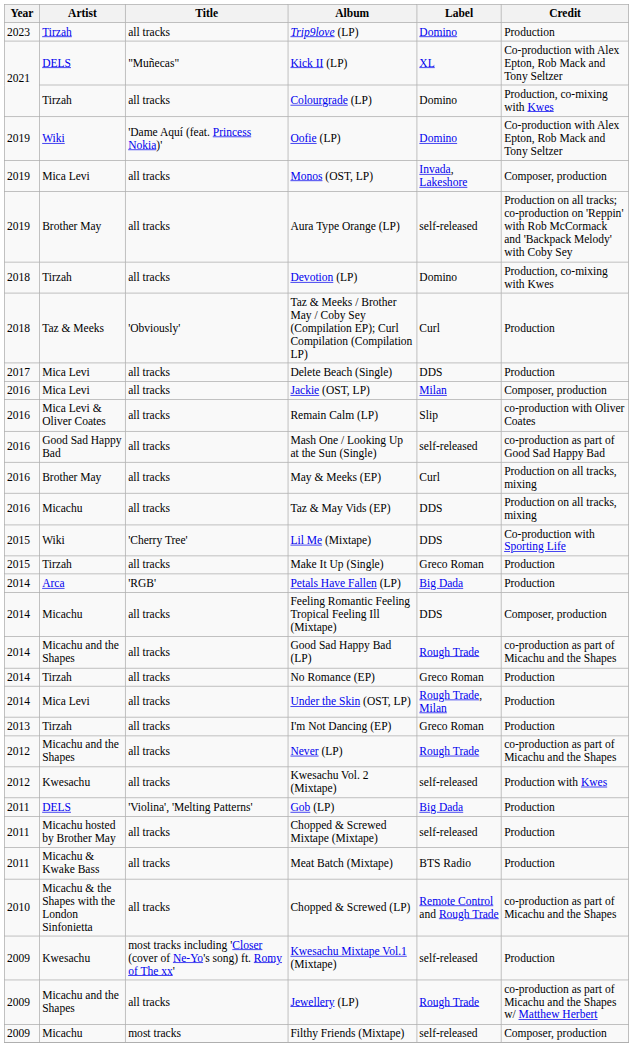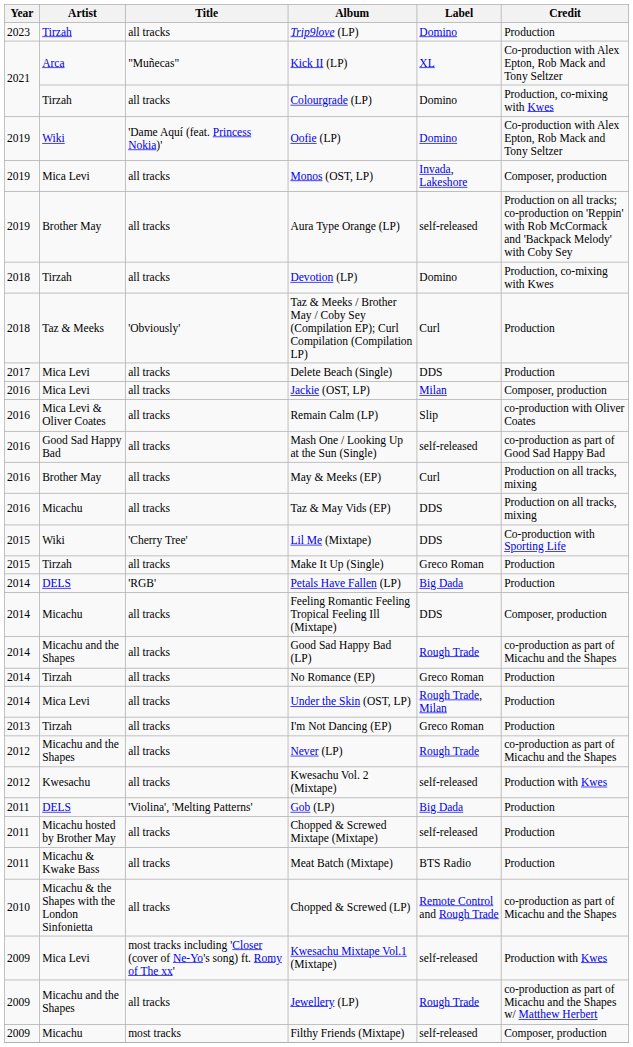(57, 63) DELS -> (53, 63) Arca
(53, 583) Arca -> (57, 583) DELS
(66, 958) Kwesachu -> (66, 958) Mica Levi
(529, 958) Production -> (556, 958) Production with Kwes
